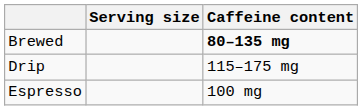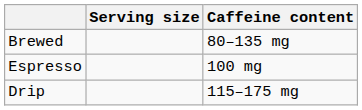(248, 42) bold -> (248, 42) normal
rows swapped: (27, 67) <-> (45, 92)
